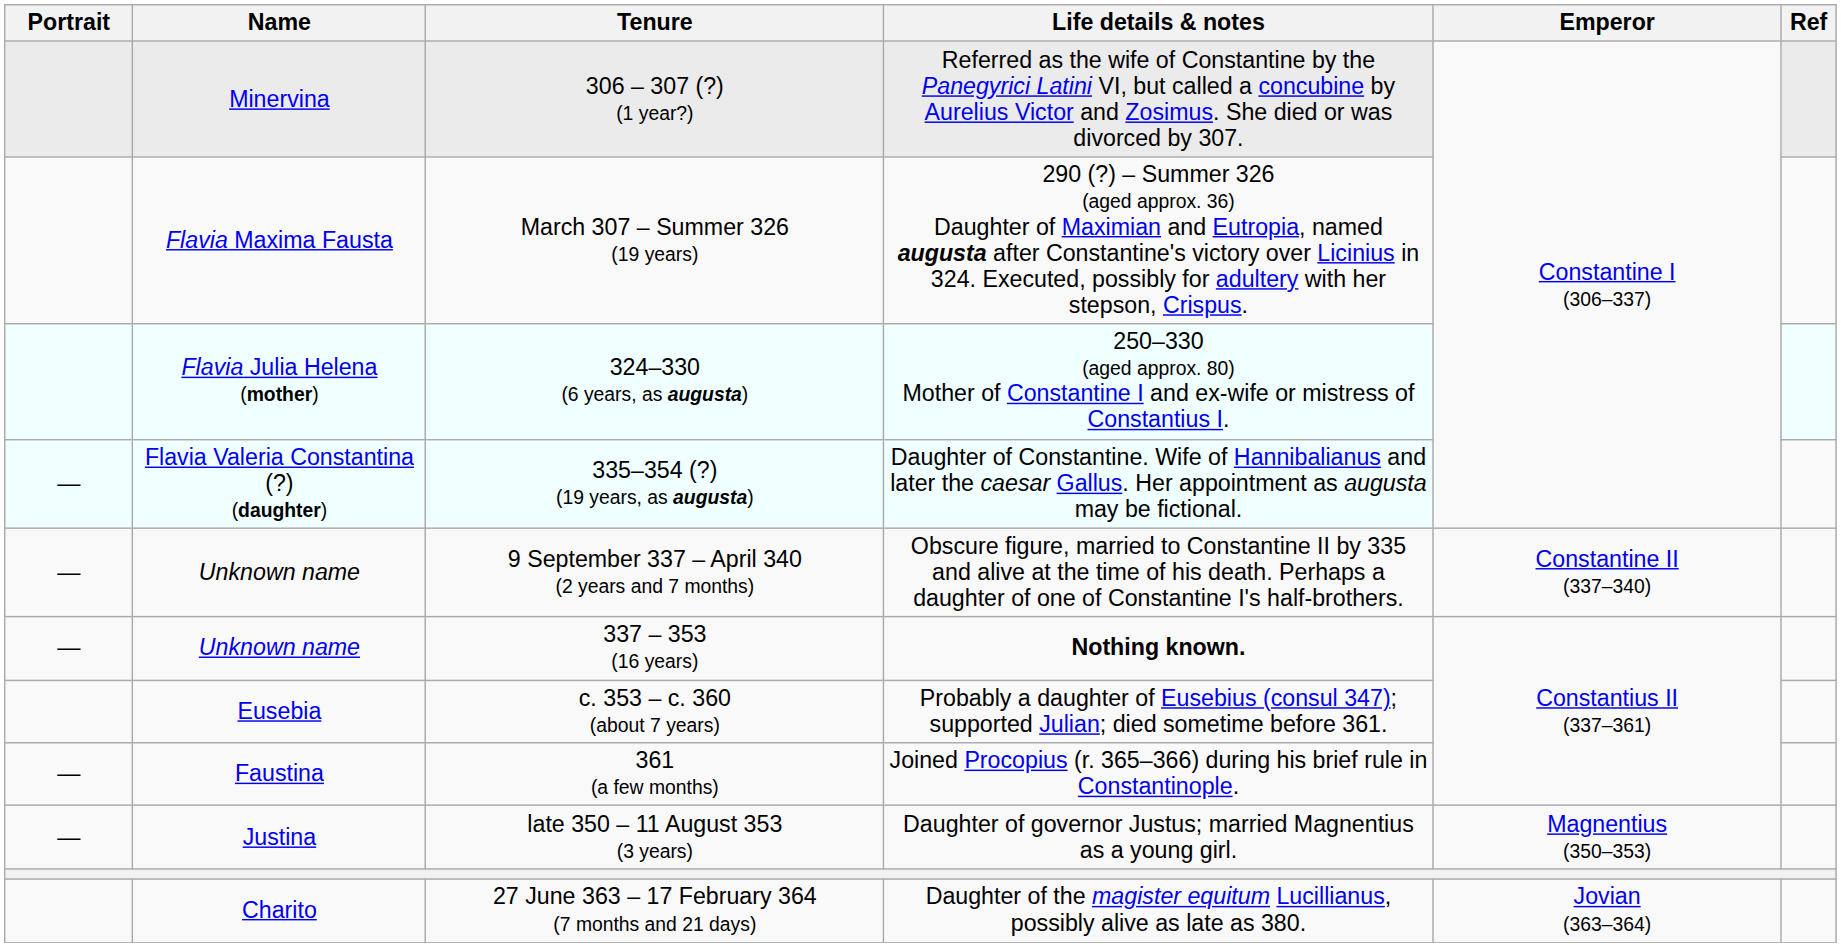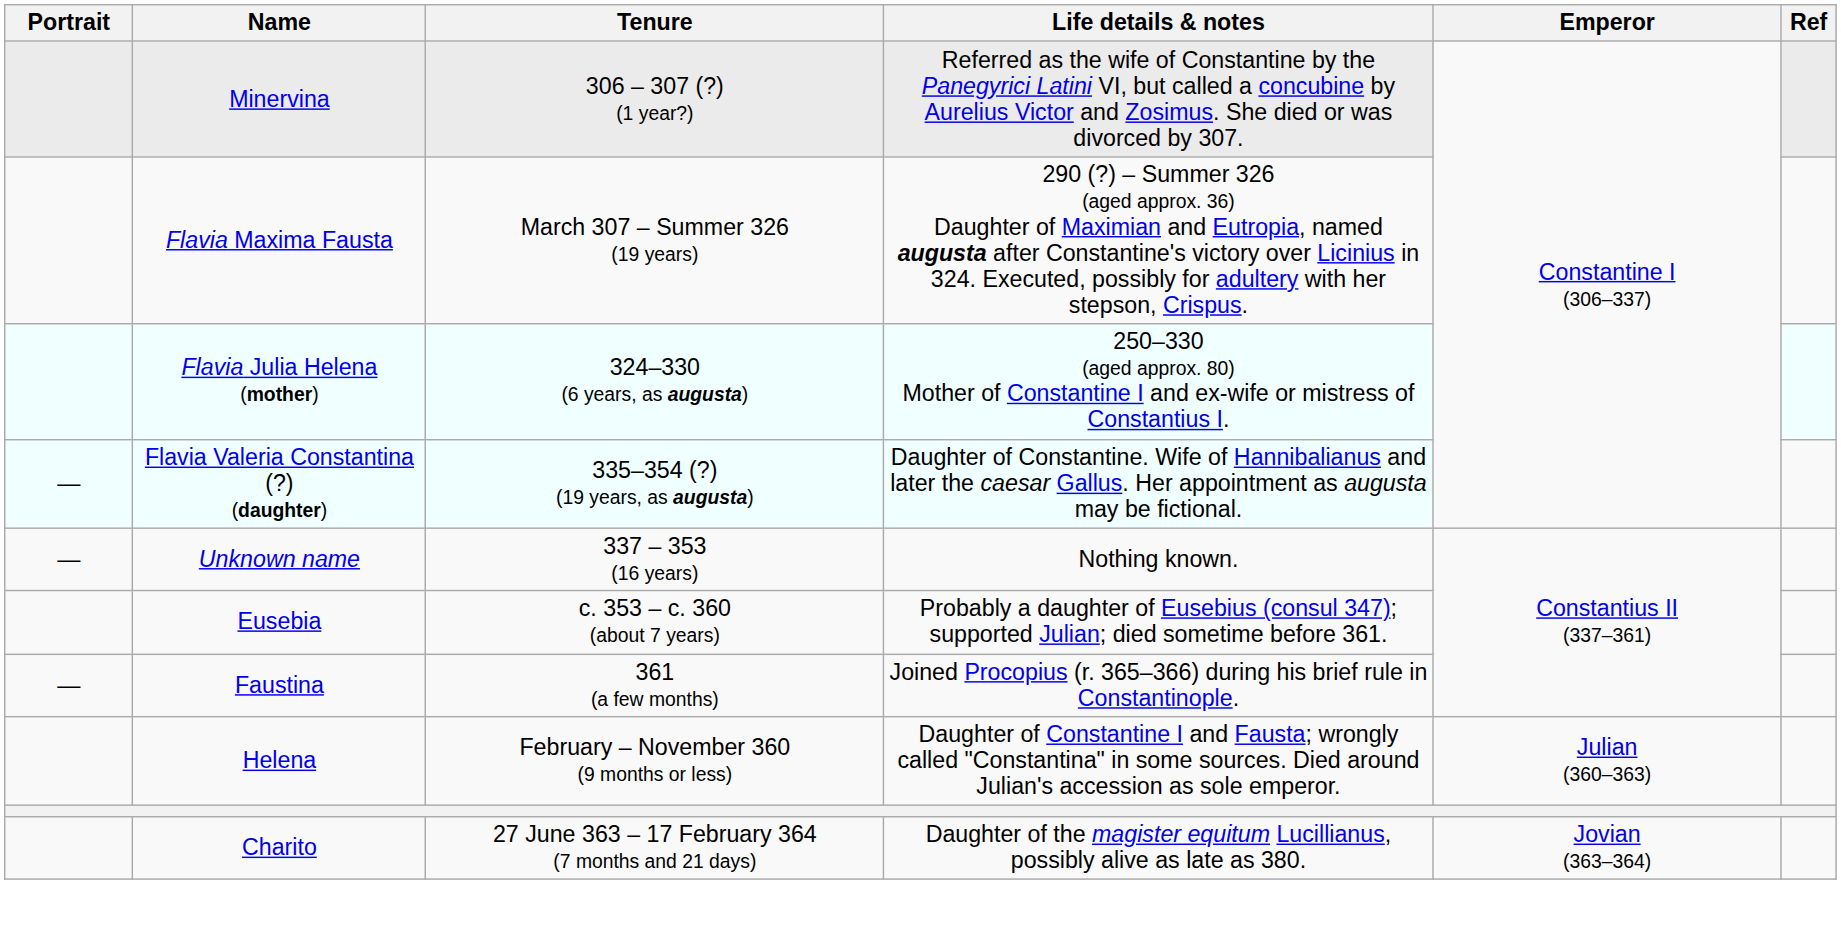- row: (655, 572)
(1158, 648) bold -> (1158, 559) normal
- row: (655, 836)
+ row: (655, 760)
